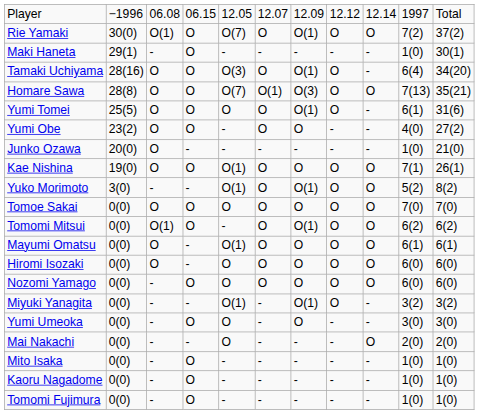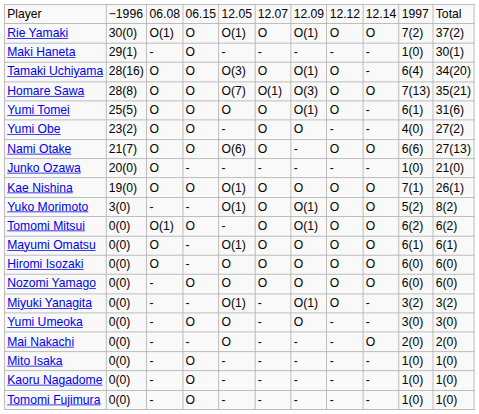(234, 33) O(7) -> (234, 33) O(1)
+ row: (39, 149)
- row: (42, 206)
